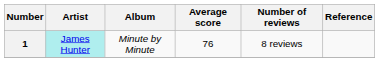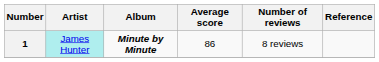(140, 44) normal -> (141, 44) bold
(208, 44) 76 -> (210, 44) 86
